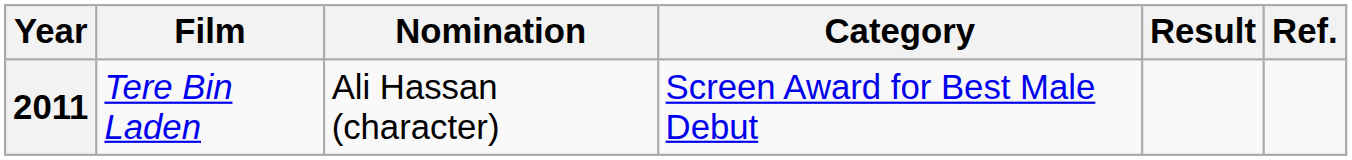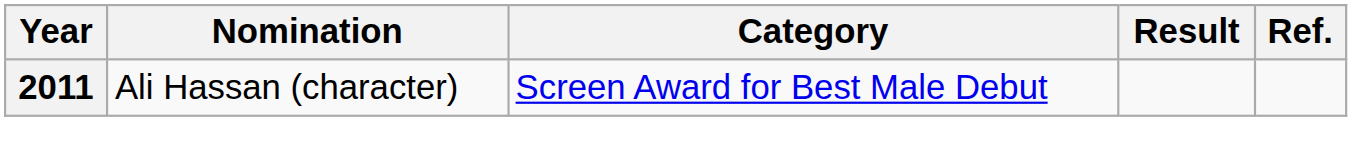- column: (210, 32)
